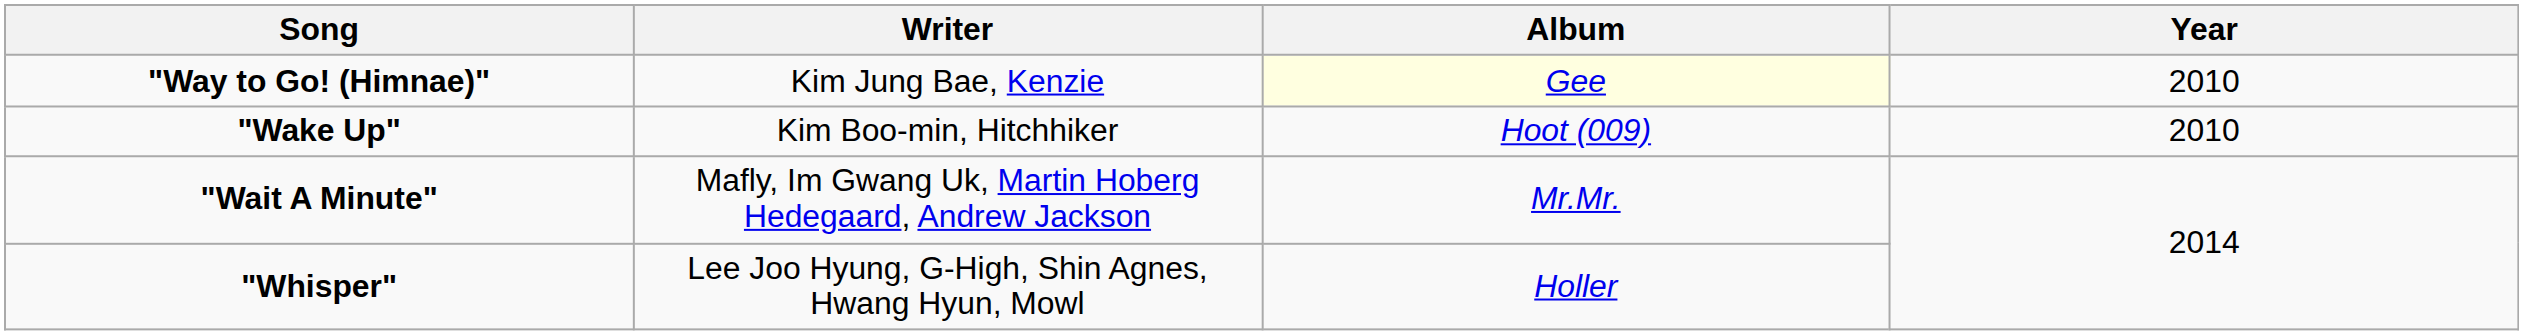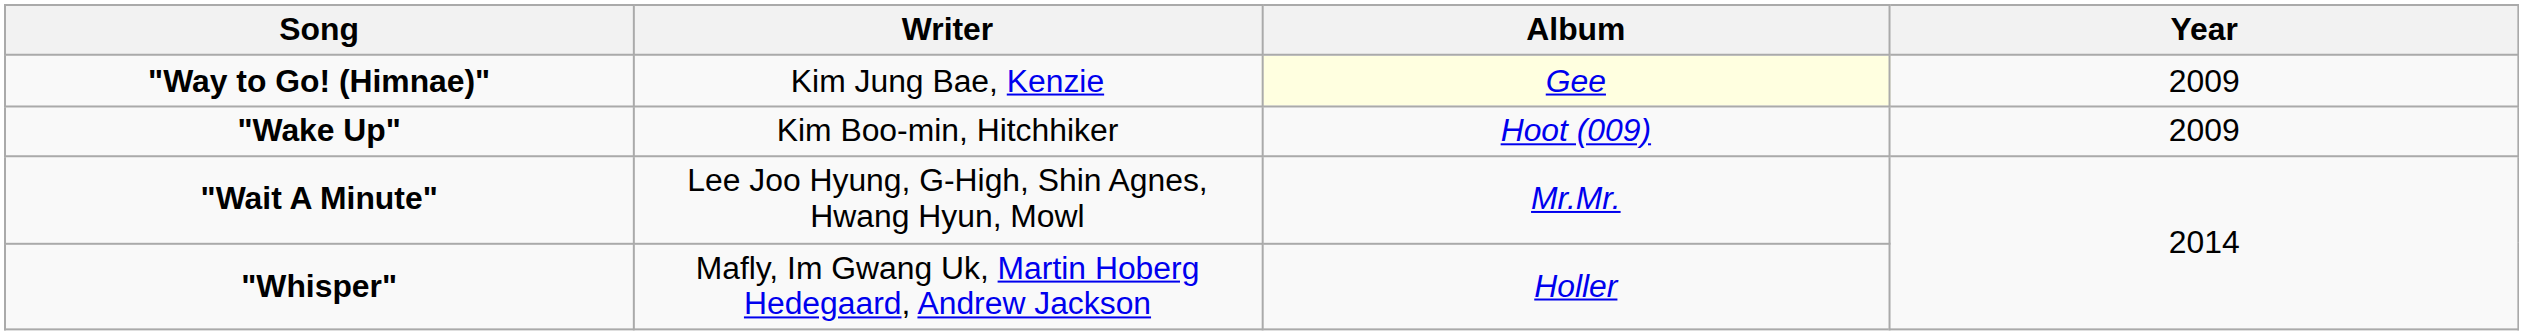(2204, 80) 2010 -> (2204, 80) 2009
(2204, 130) 2010 -> (2204, 130) 2009
(947, 199) Mafly, Im Gwang Uk, Martin Hoberg Hedegaard, Andrew Jackson -> (948, 199) Lee Joo Hyung, G-High, Shin Agnes, Hwang Hyun, Mowl
(948, 285) Lee Joo Hyung, G-High, Shin Agnes, Hwang Hyun, Mowl -> (947, 285) Mafly, Im Gwang Uk, Martin Hoberg Hedegaard, Andrew Jackson
